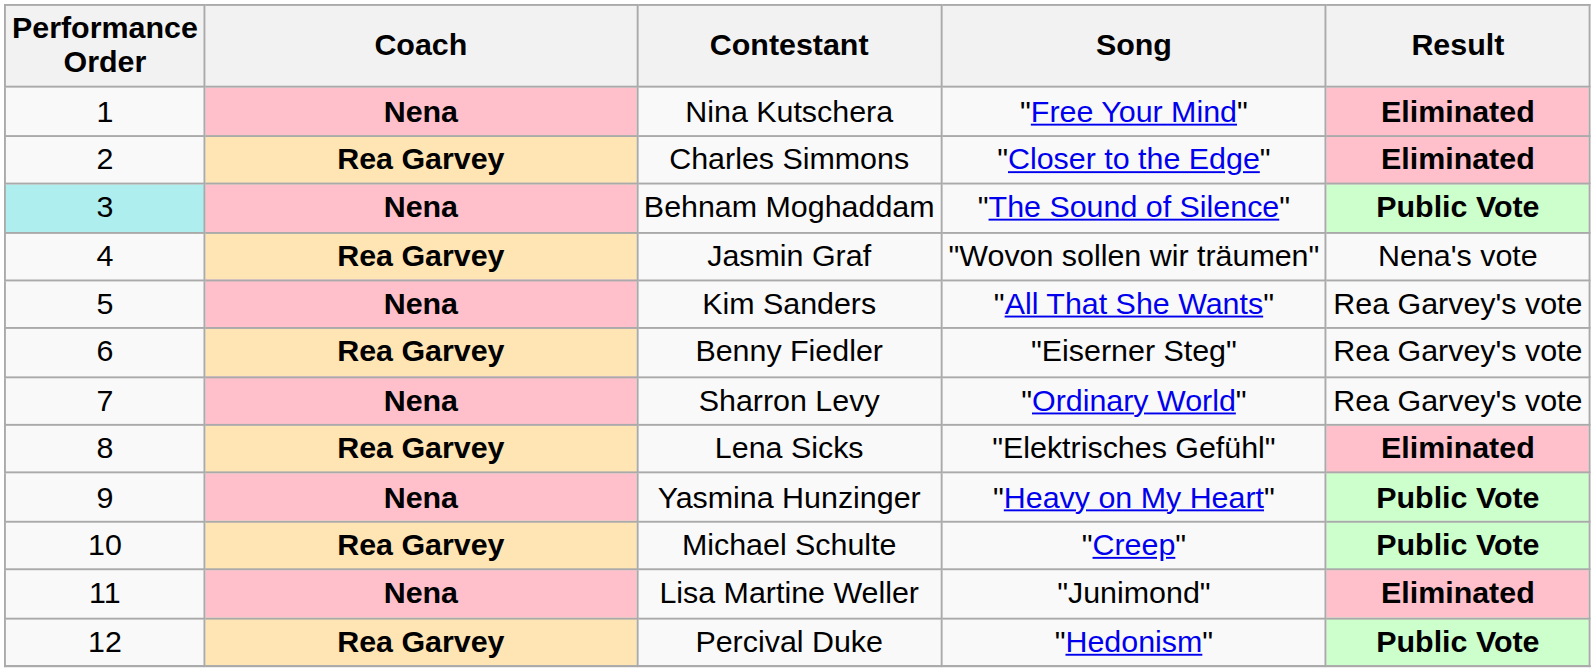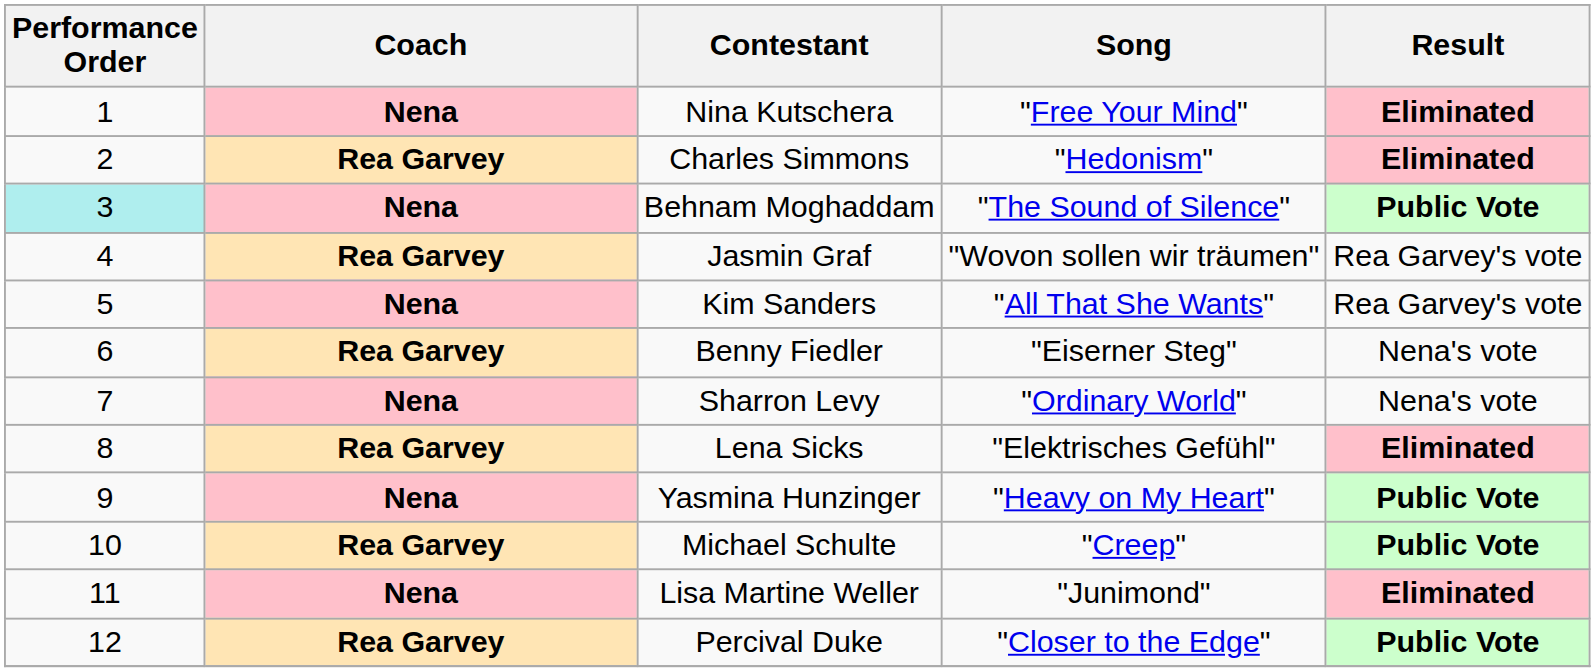(1134, 159) "Closer to the Edge" -> (1134, 159) "Hedonism"
(1458, 255) Nena's vote -> (1458, 255) Rea Garvey's vote
(1458, 352) Rea Garvey's vote -> (1458, 352) Nena's vote
(1458, 400) Rea Garvey's vote -> (1458, 400) Nena's vote
(1134, 641) "Hedonism" -> (1134, 641) "Closer to the Edge"
